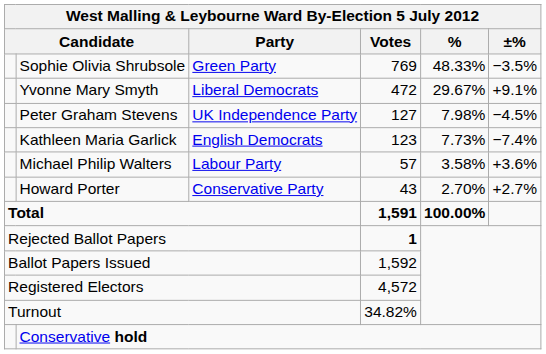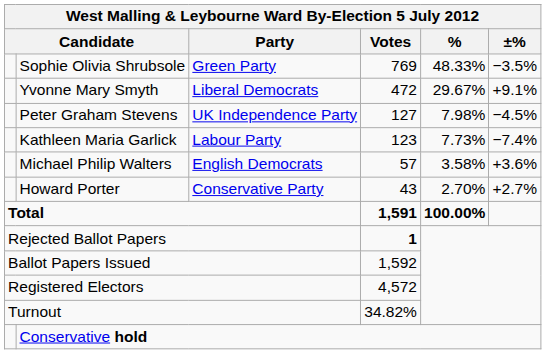(257, 139) English Democrats -> (237, 139) Labour Party
(237, 164) Labour Party -> (257, 164) English Democrats
